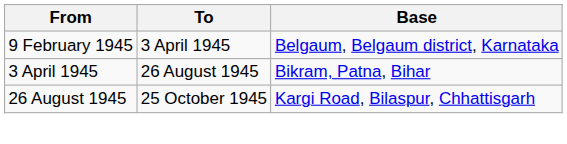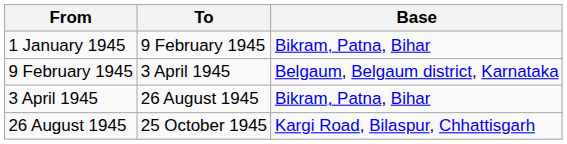+ row: (67, 44)
